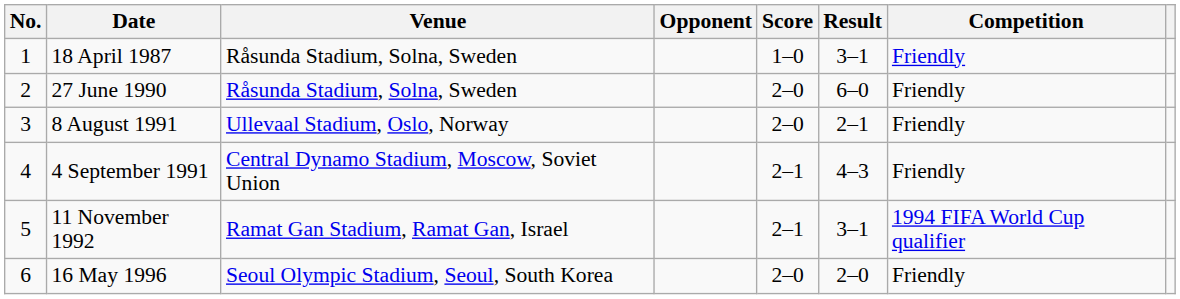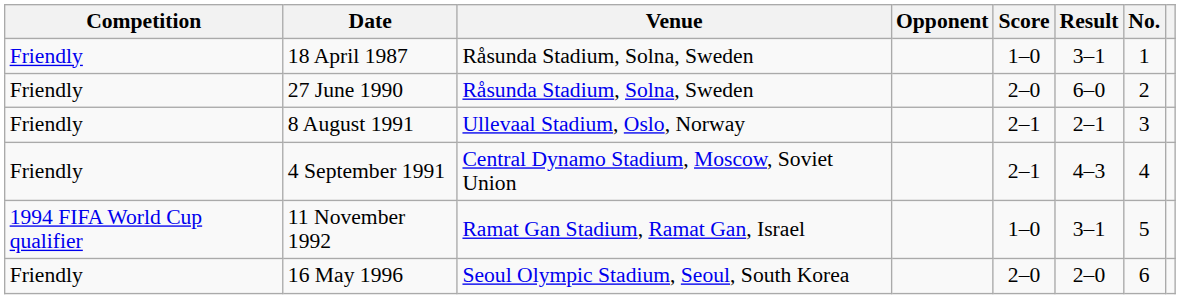columns swapped: (26, 21) <-> (1026, 21)
(788, 124) 2–0 -> (1024, 124) 2–1
(788, 229) 2–1 -> (1024, 229) 1–0
